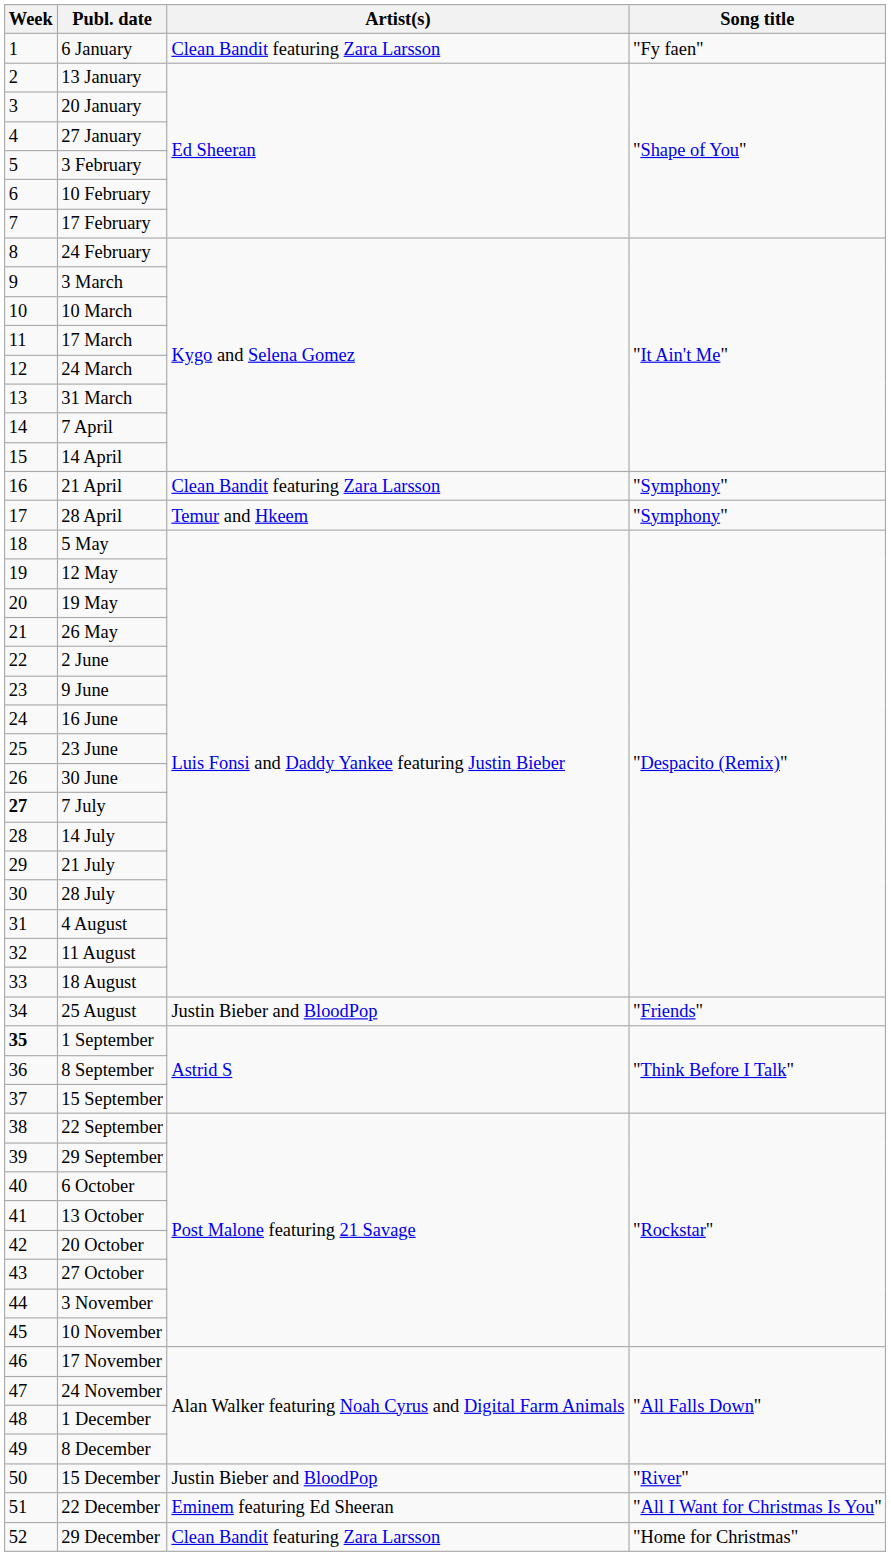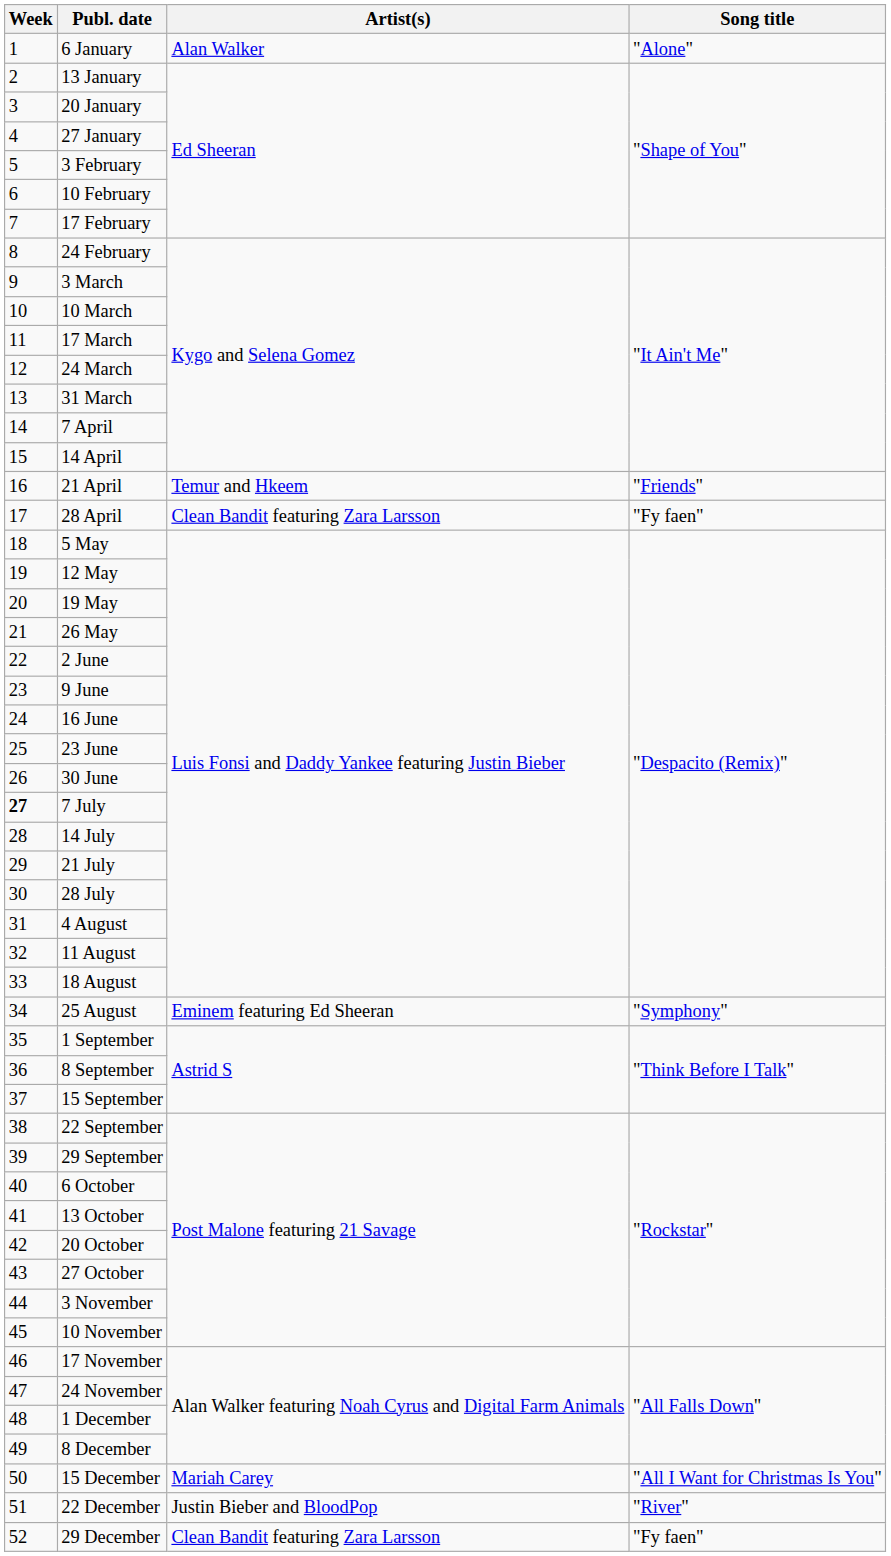(306, 48) Clean Bandit featuring Zara Larsson -> (218, 48) Alan Walker
(668, 48) "Fy faen" -> (663, 48) "Alone"
(306, 485) Clean Bandit featuring Zara Larsson -> (240, 485) Temur and Hkeem
(680, 485) "Symphony" -> (668, 485) "Friends"
(240, 515) Temur and Hkeem -> (306, 515) Clean Bandit featuring Zara Larsson
(680, 515) "Symphony" -> (668, 515) "Fy faen"
(274, 1011) Justin Bieber and BloodPop -> (283, 1011) Eminem featuring Ed Sheeran
(668, 1011) "Friends" -> (680, 1011) "Symphony"
(18, 1040) bold -> (18, 1040) normal
(274, 1478) Justin Bieber and BloodPop -> (222, 1478) Mariah Carey
(661, 1478) "River" -> (757, 1478) "All I Want for Christmas Is You"
(283, 1507) Eminem featuring Ed Sheeran -> (274, 1507) Justin Bieber and BloodPop
(757, 1507) "All I Want for Christmas Is You" -> (661, 1507) "River"
(716, 1536) "Home for Christmas" -> (668, 1536) "Fy faen"
